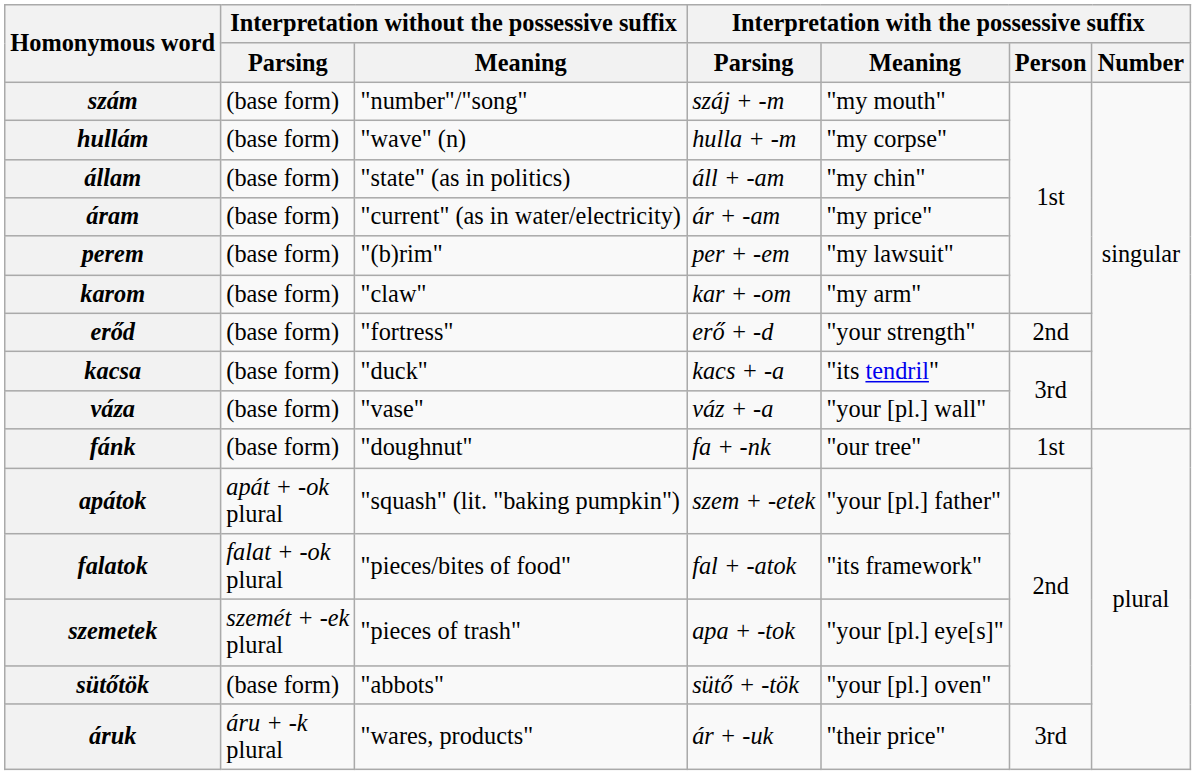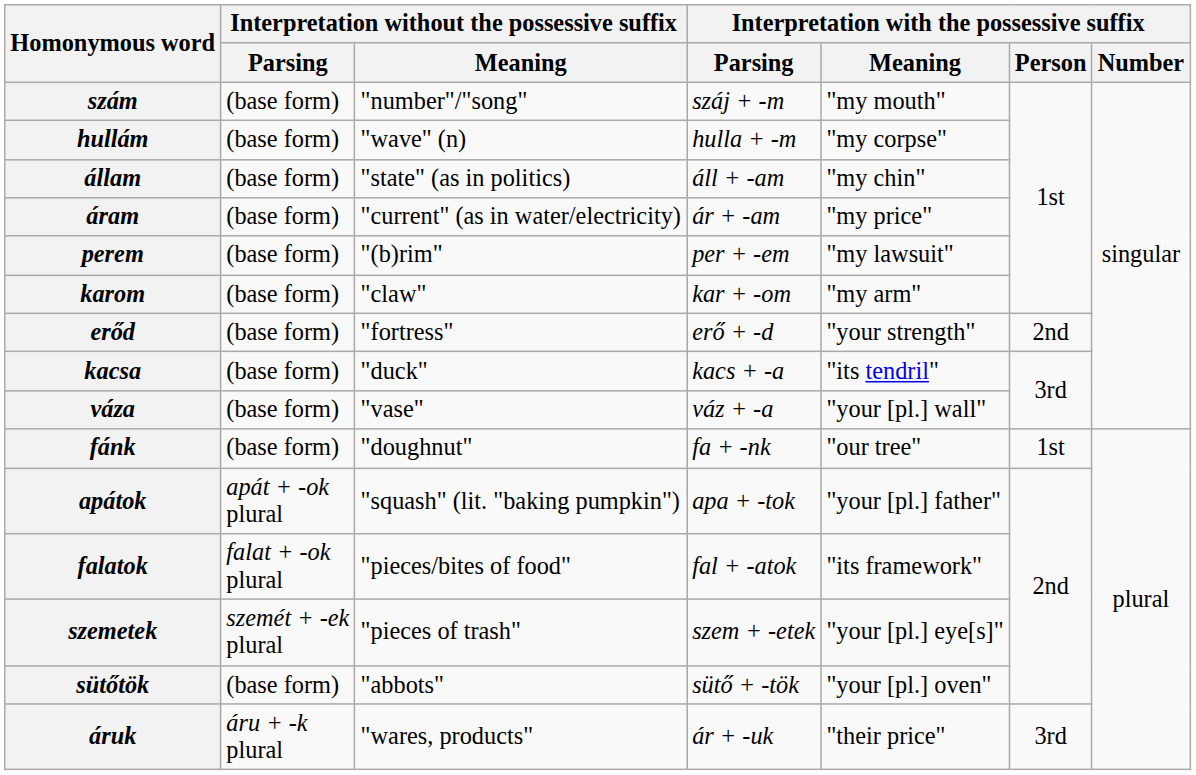(754, 500) szem + ‑etek -> (744, 500) apa + ‑tok
(744, 632) apa + ‑tok -> (754, 632) szem + ‑etek
